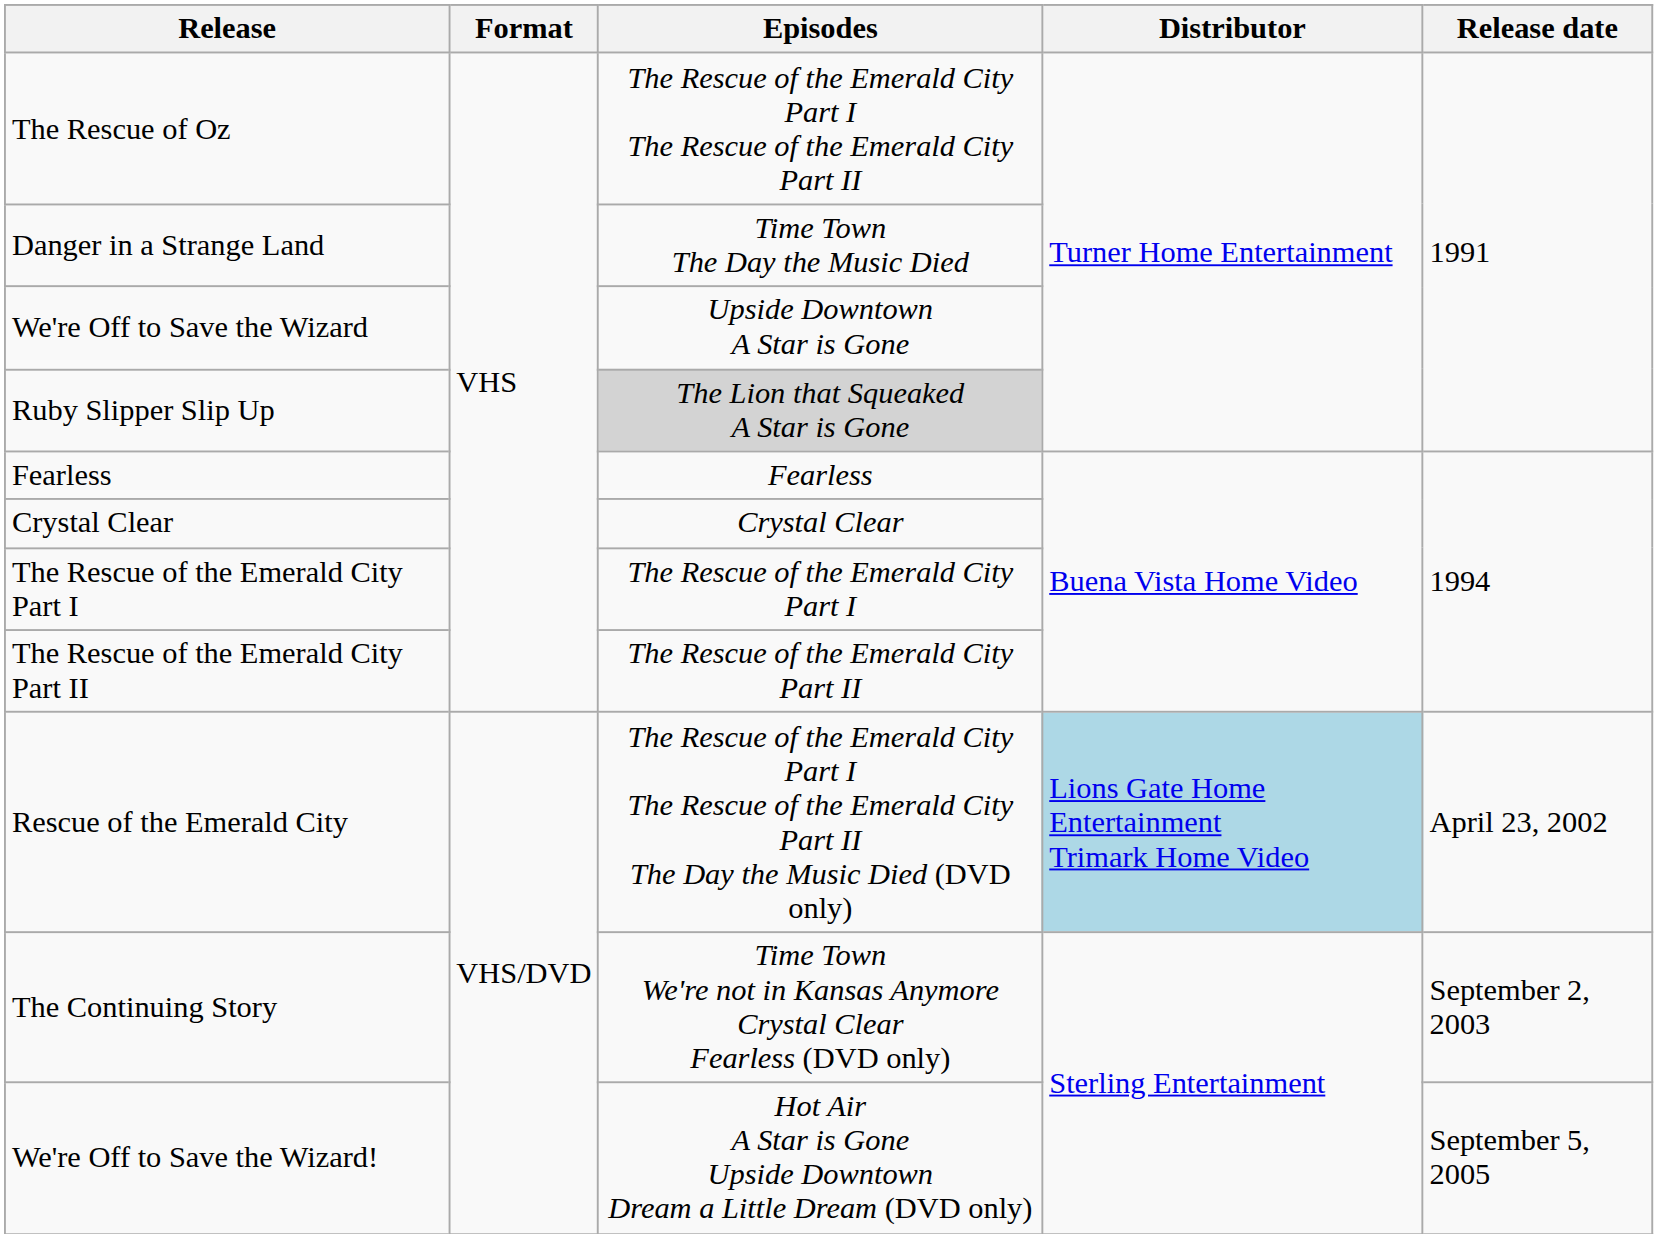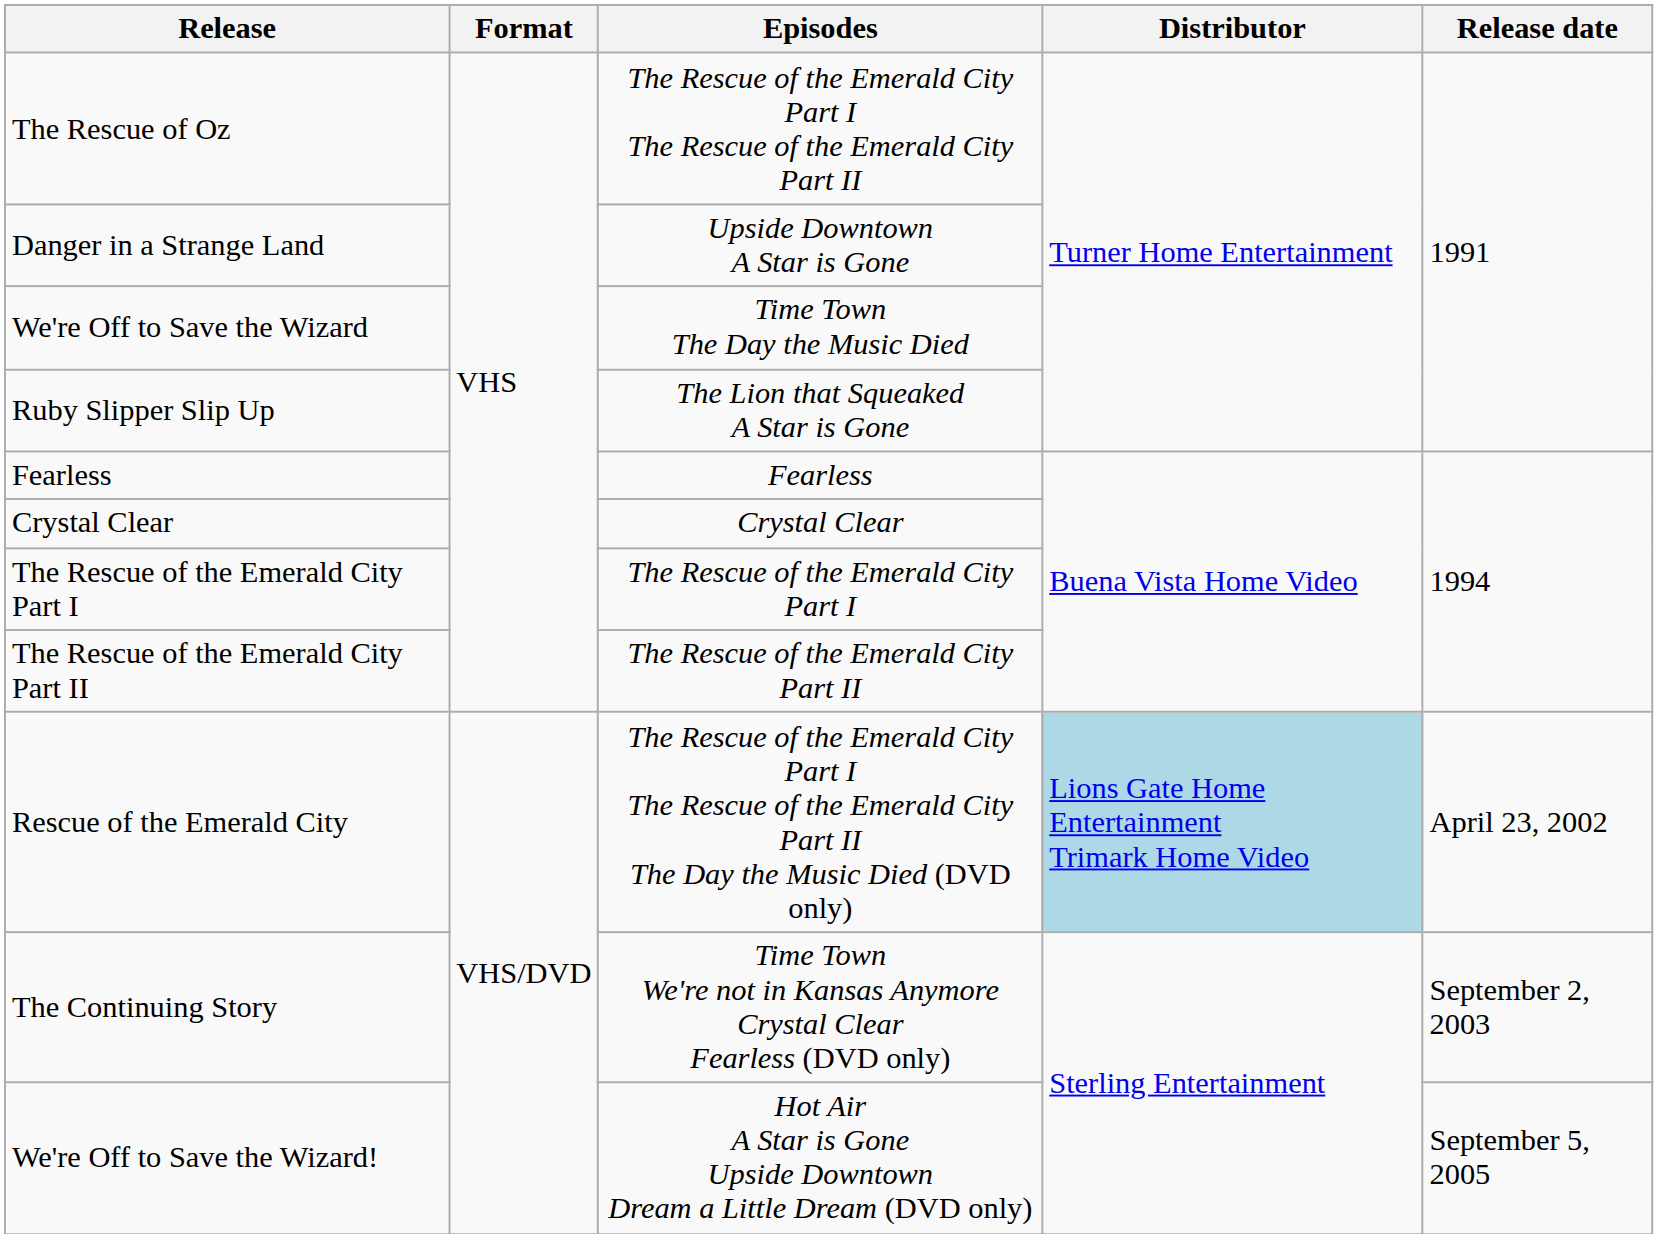(820, 244) Time Town The Day the Music Died -> (820, 244) Upside Downtown A Star is Gone
(820, 327) Upside Downtown A Star is Gone -> (820, 327) Time Town The Day the Music Died
(820, 409) lightgrey background -> (820, 409) no background
